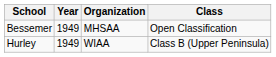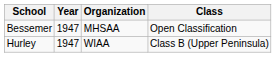(68, 28) 1949 -> (68, 28) 1947
(68, 44) 1949 -> (68, 44) 1947
